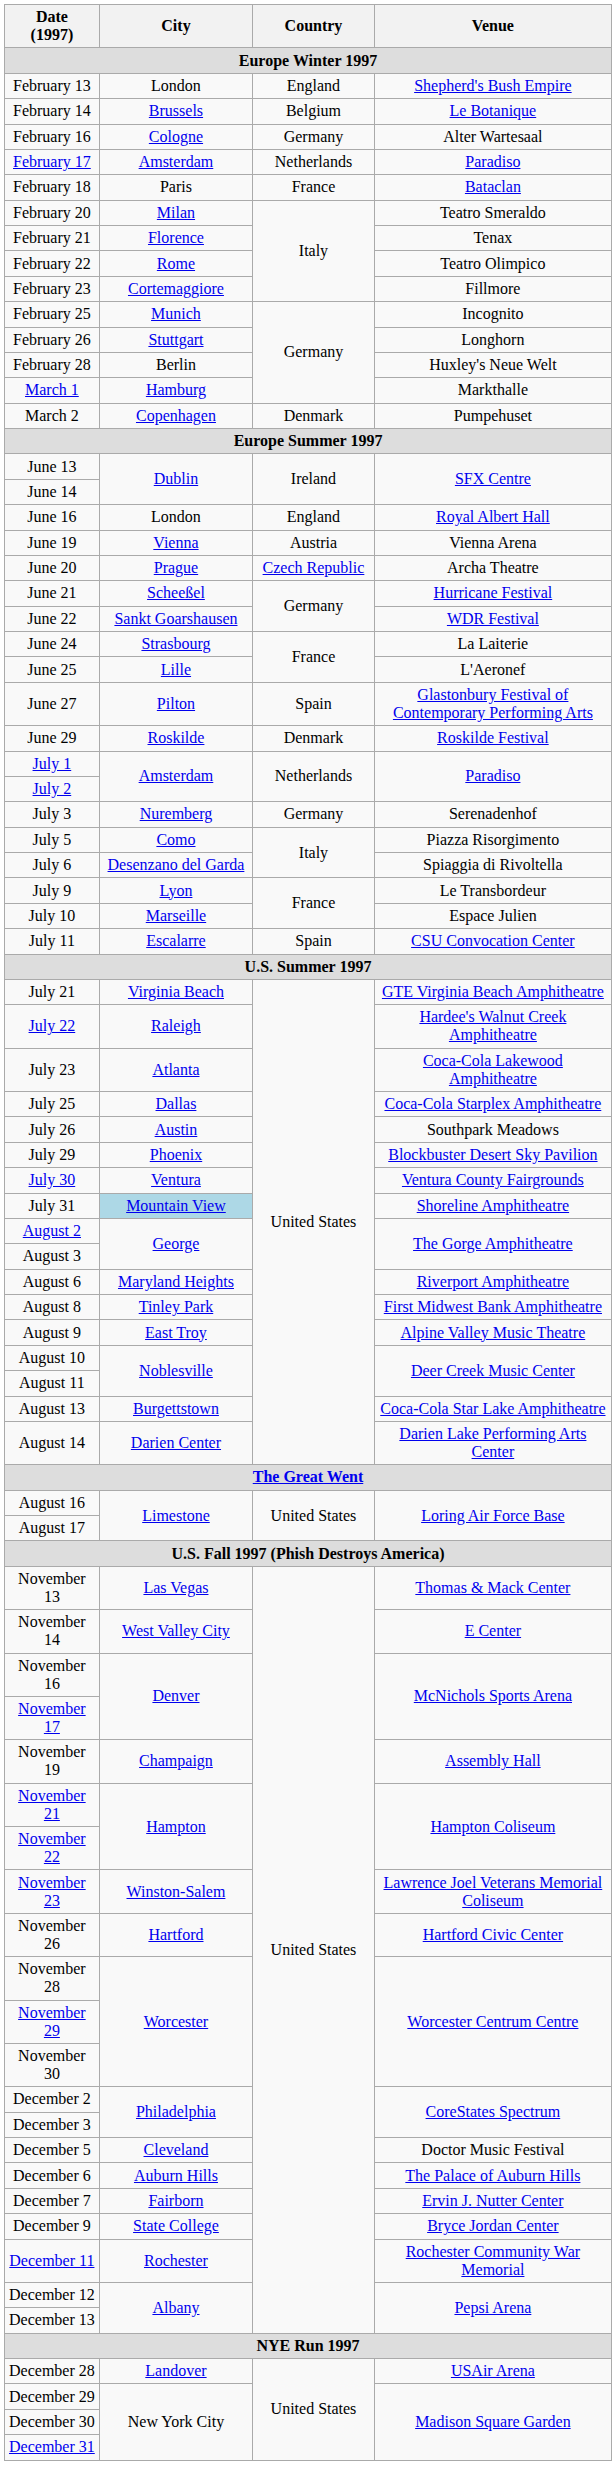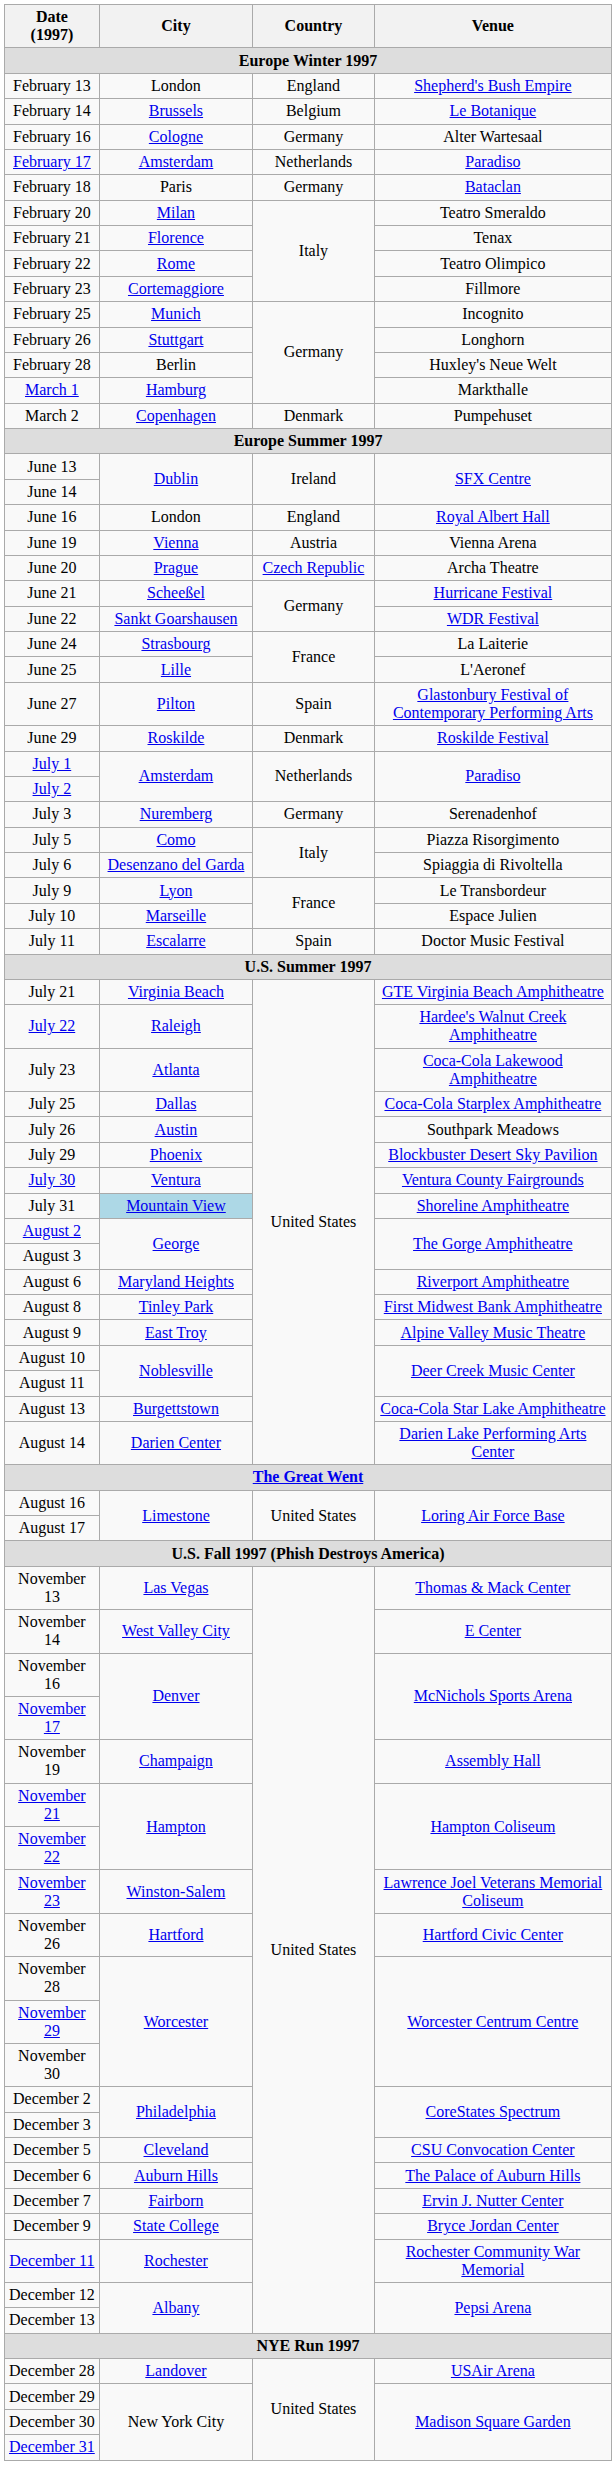(313, 187) France -> (313, 187) Germany
(493, 941) CSU Convocation Center -> (493, 941) Doctor Music Festival
(493, 2150) Doctor Music Festival -> (493, 2150) CSU Convocation Center
